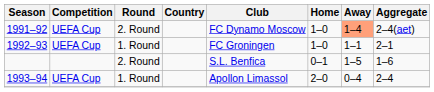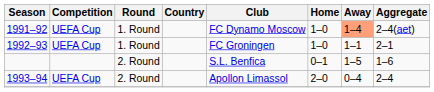(139, 29) 2. Round -> (139, 29) 1. Round
(139, 78) 1. Round -> (139, 78) 2. Round
